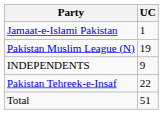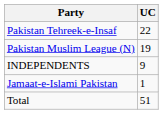rows swapped: (62, 83) <-> (62, 30)
